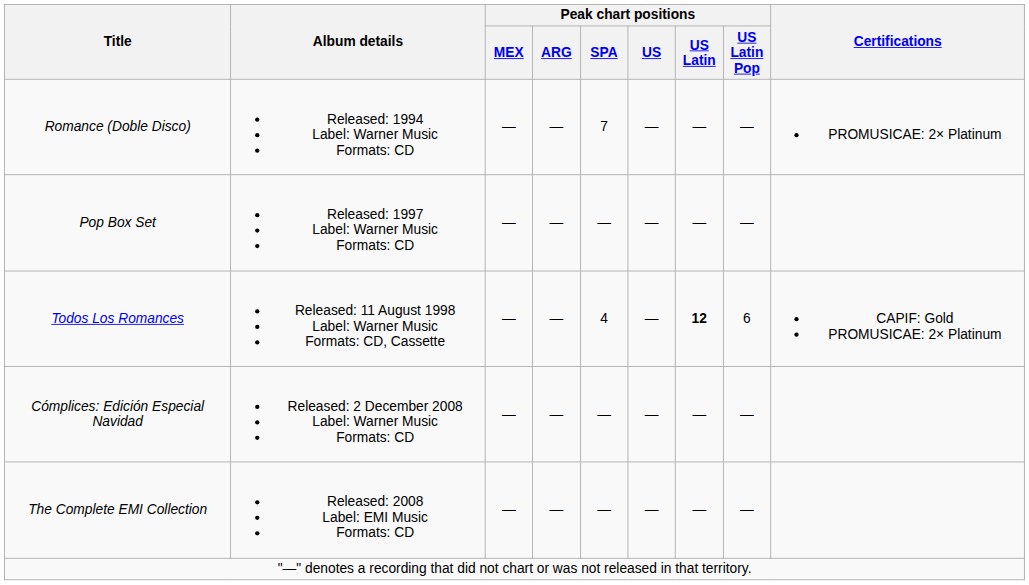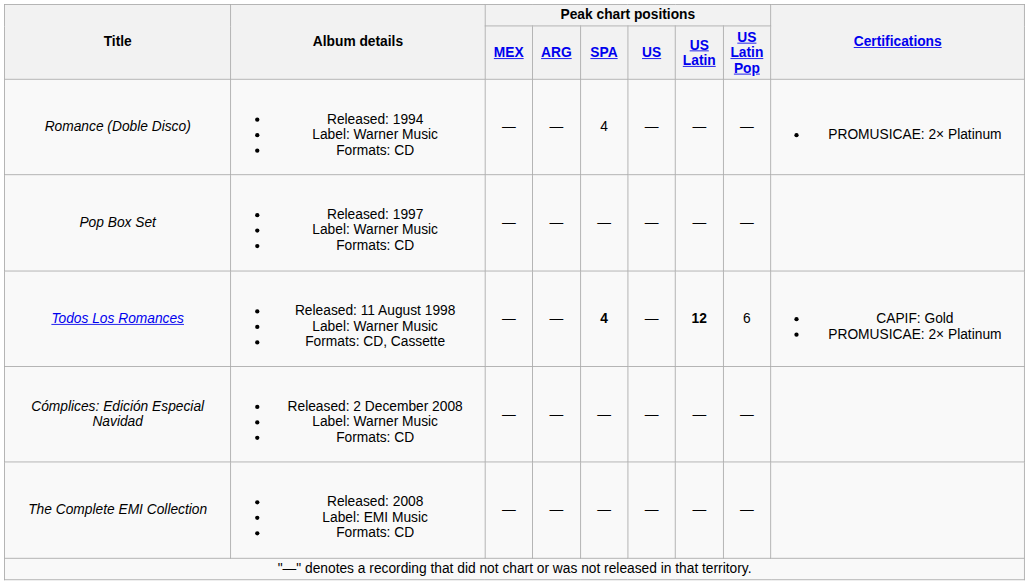(604, 126) 7 -> (604, 126) 4
(604, 318) normal -> (604, 318) bold
